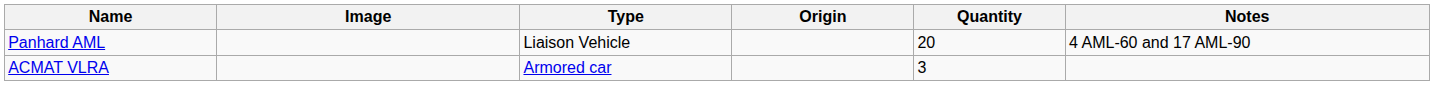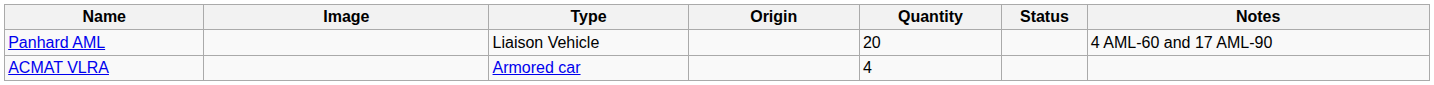+ column: (1044, 17)
(922, 67) 3 -> (867, 67) 4
